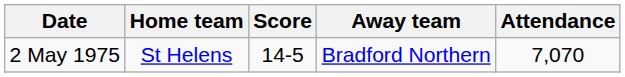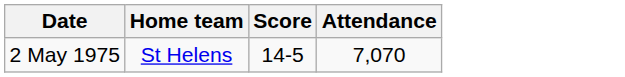- column: (406, 21)
